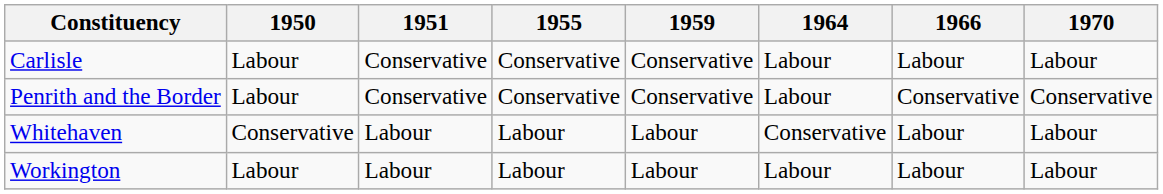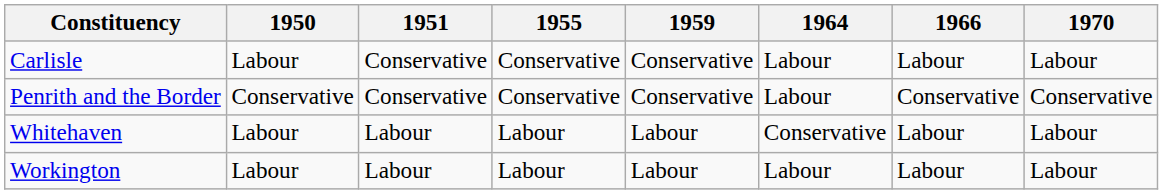(265, 96) Labour -> (293, 96) Conservative
(293, 133) Conservative -> (265, 133) Labour
